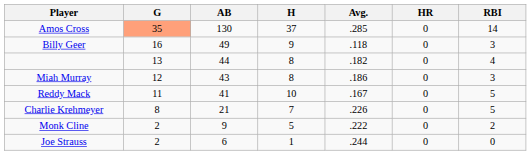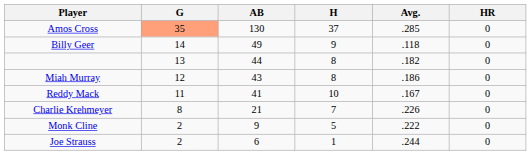- column: (493, 12)
(157, 45) 16 -> (180, 45) 14
